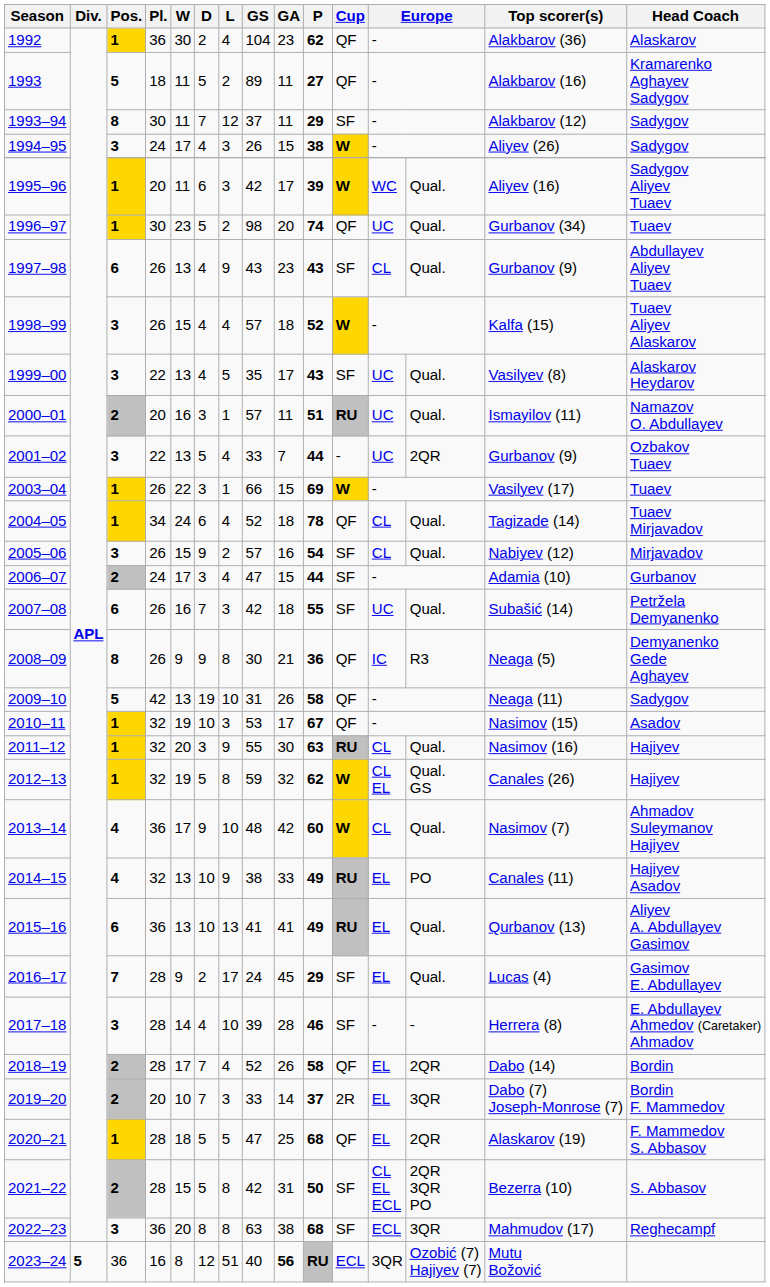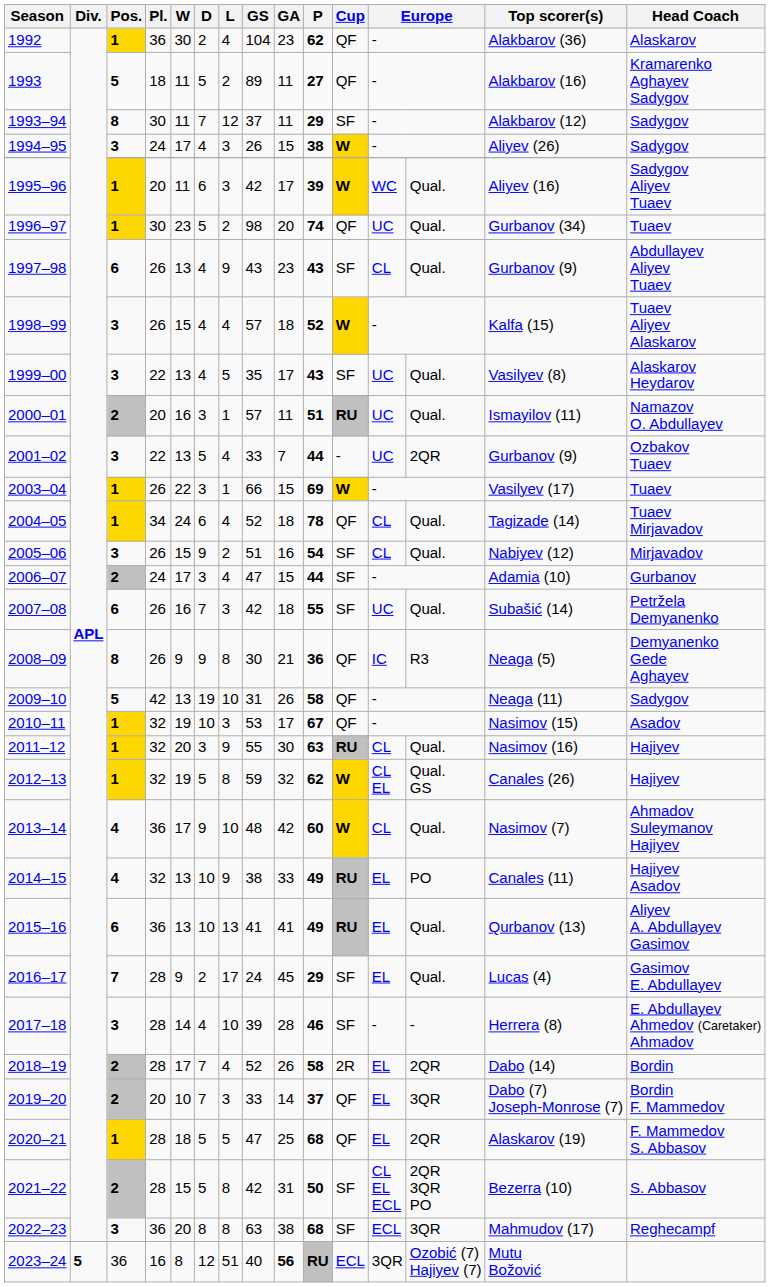(254, 553) 57 -> (254, 553) 51
(346, 1066) QF -> (345, 1066) 2R
(345, 1098) 2R -> (346, 1098) QF
